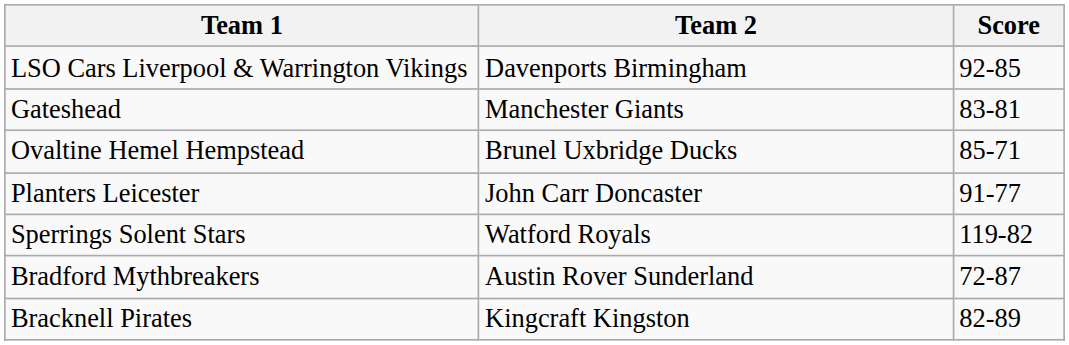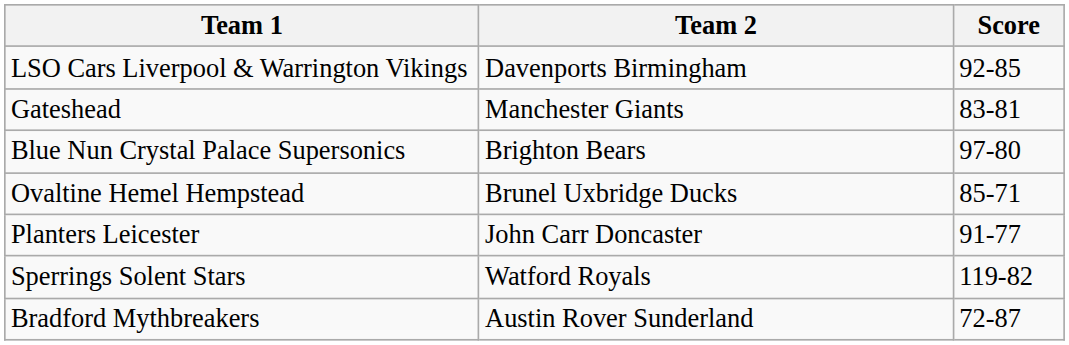+ row: (208, 151)
- row: (101, 318)
